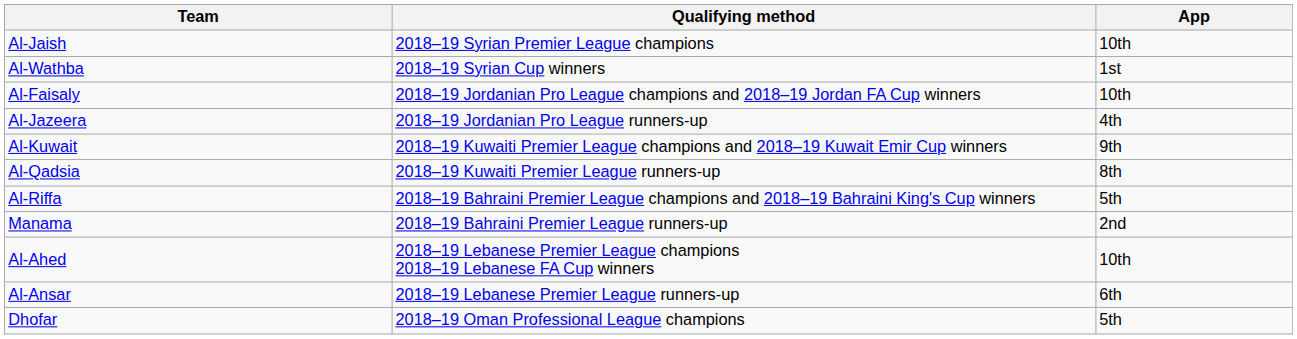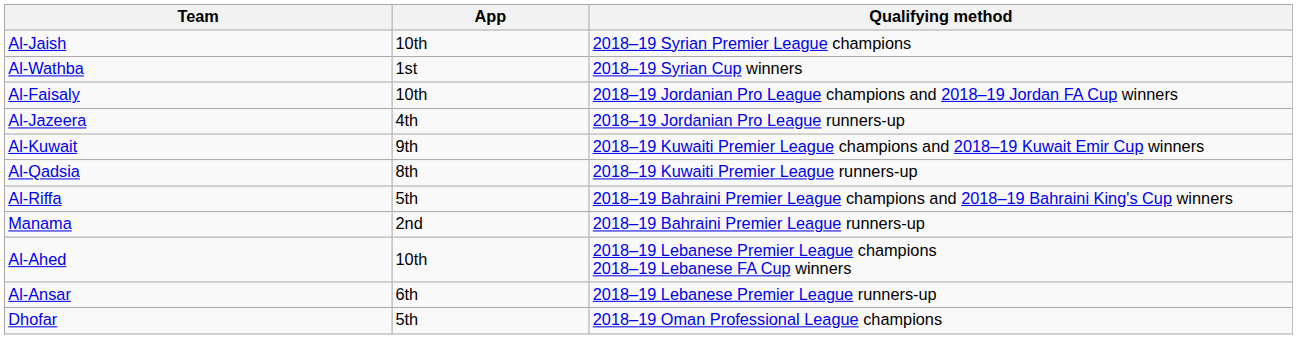columns swapped: (744, 17) <-> (1194, 17)
